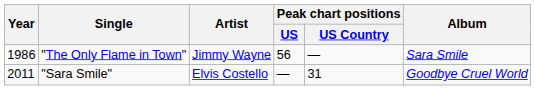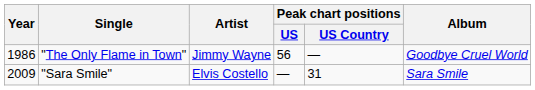(437, 54) Sara Smile -> (467, 54) Goodbye Cruel World
(21, 74) 2011 -> (21, 74) 2009
(467, 74) Goodbye Cruel World -> (437, 74) Sara Smile
